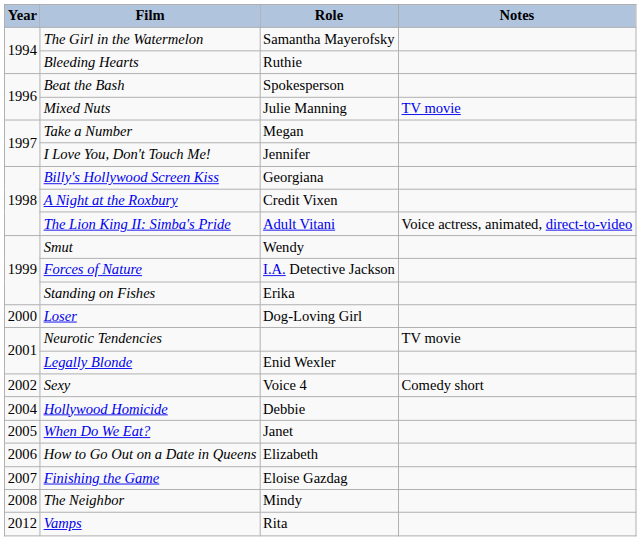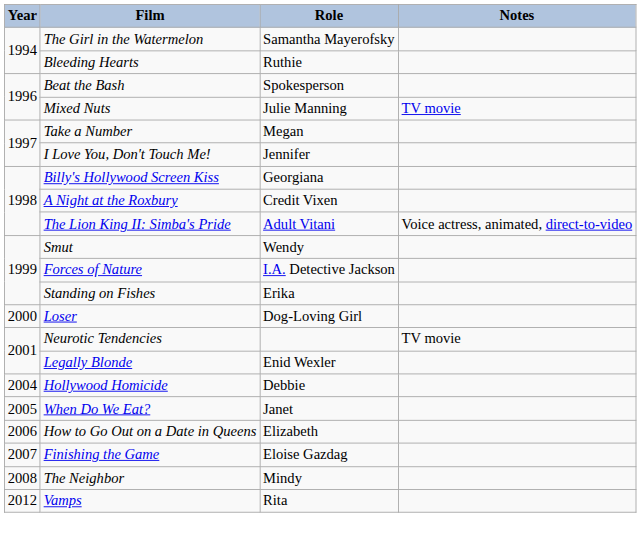- row: (57, 385)
